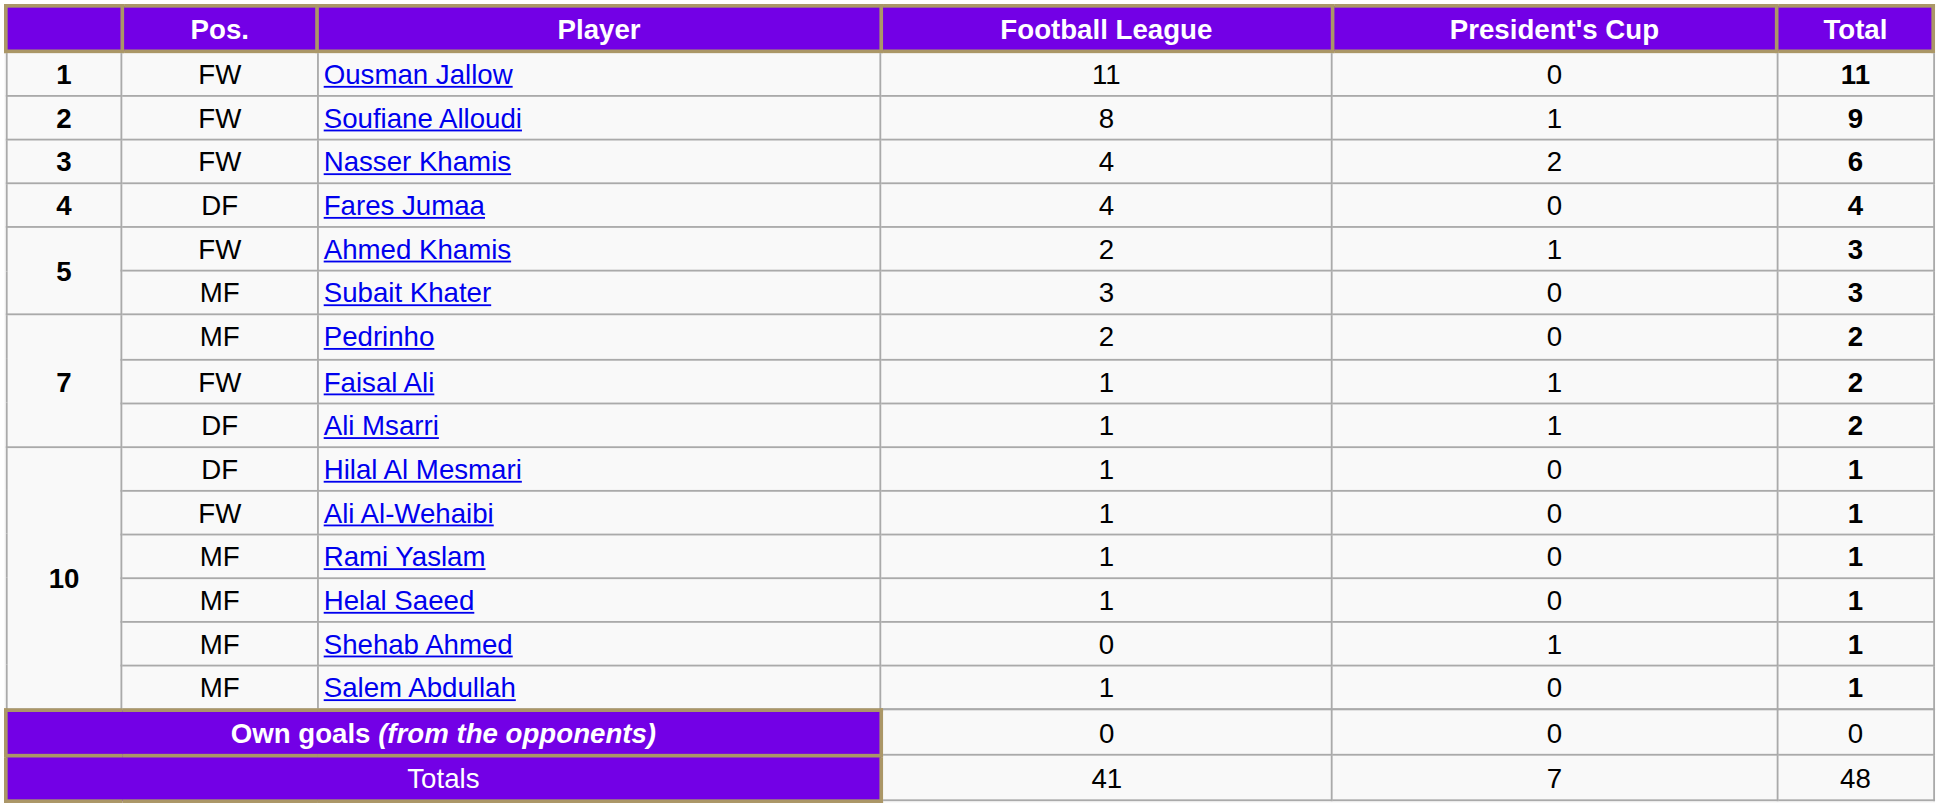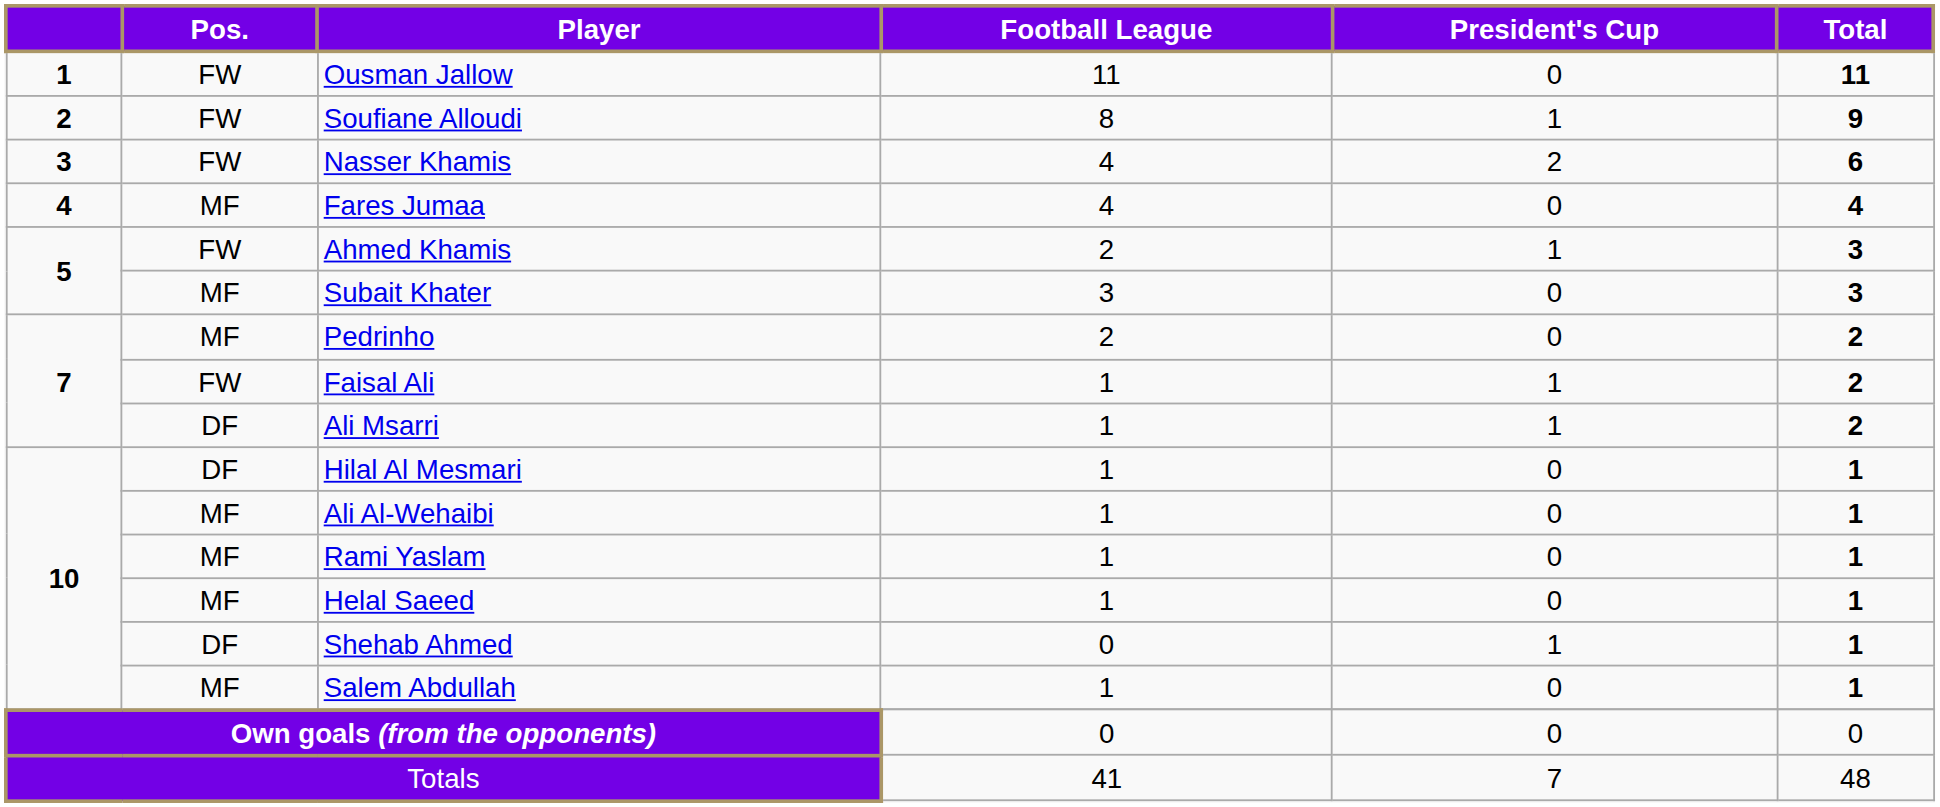(220, 206) DF -> (220, 206) MF
(220, 512) FW -> (220, 512) MF
(220, 644) MF -> (220, 644) DF
